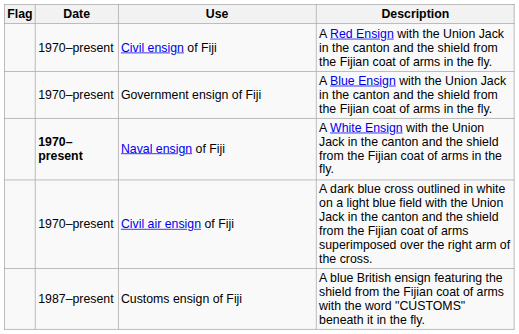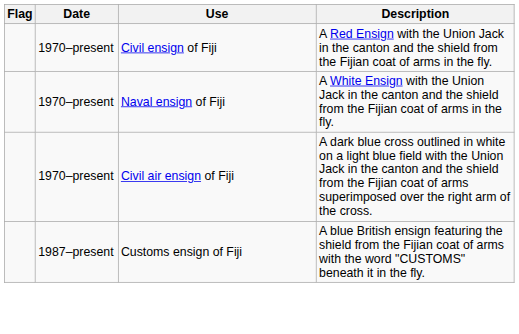- row: (191, 94)
(60, 149) bold -> (76, 101) normal
